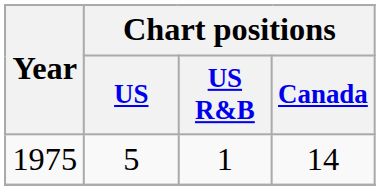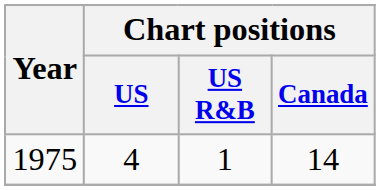(131, 158) 5 -> (131, 158) 4
